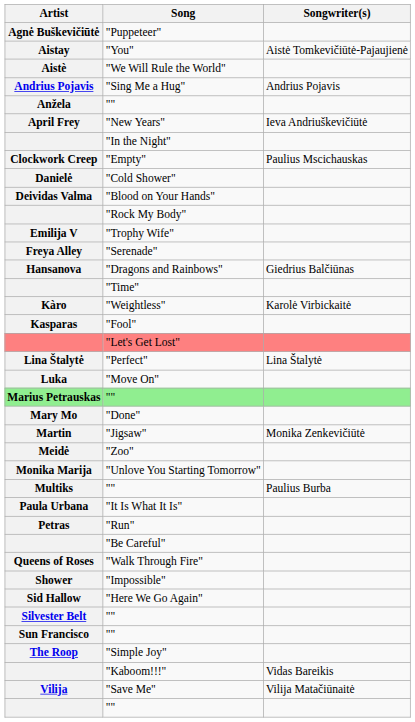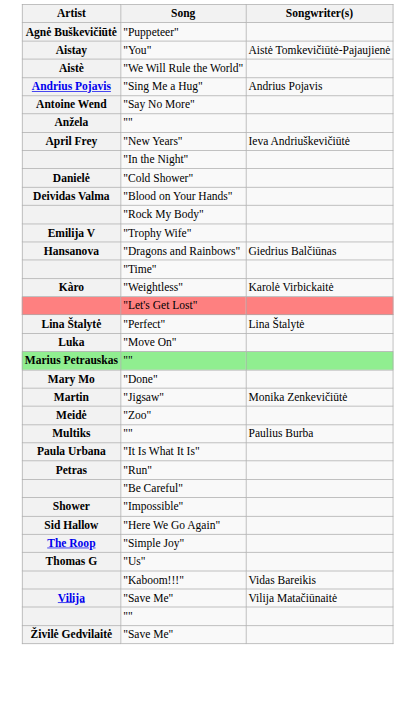+ row: (71, 104)
- row: (54, 159)
- row: (54, 251)
- row: (54, 324)
- row: (54, 470)
- row: (54, 561)
- row: (54, 616)
- row: (54, 634)
+ row: (71, 561)
+ row: (71, 634)
